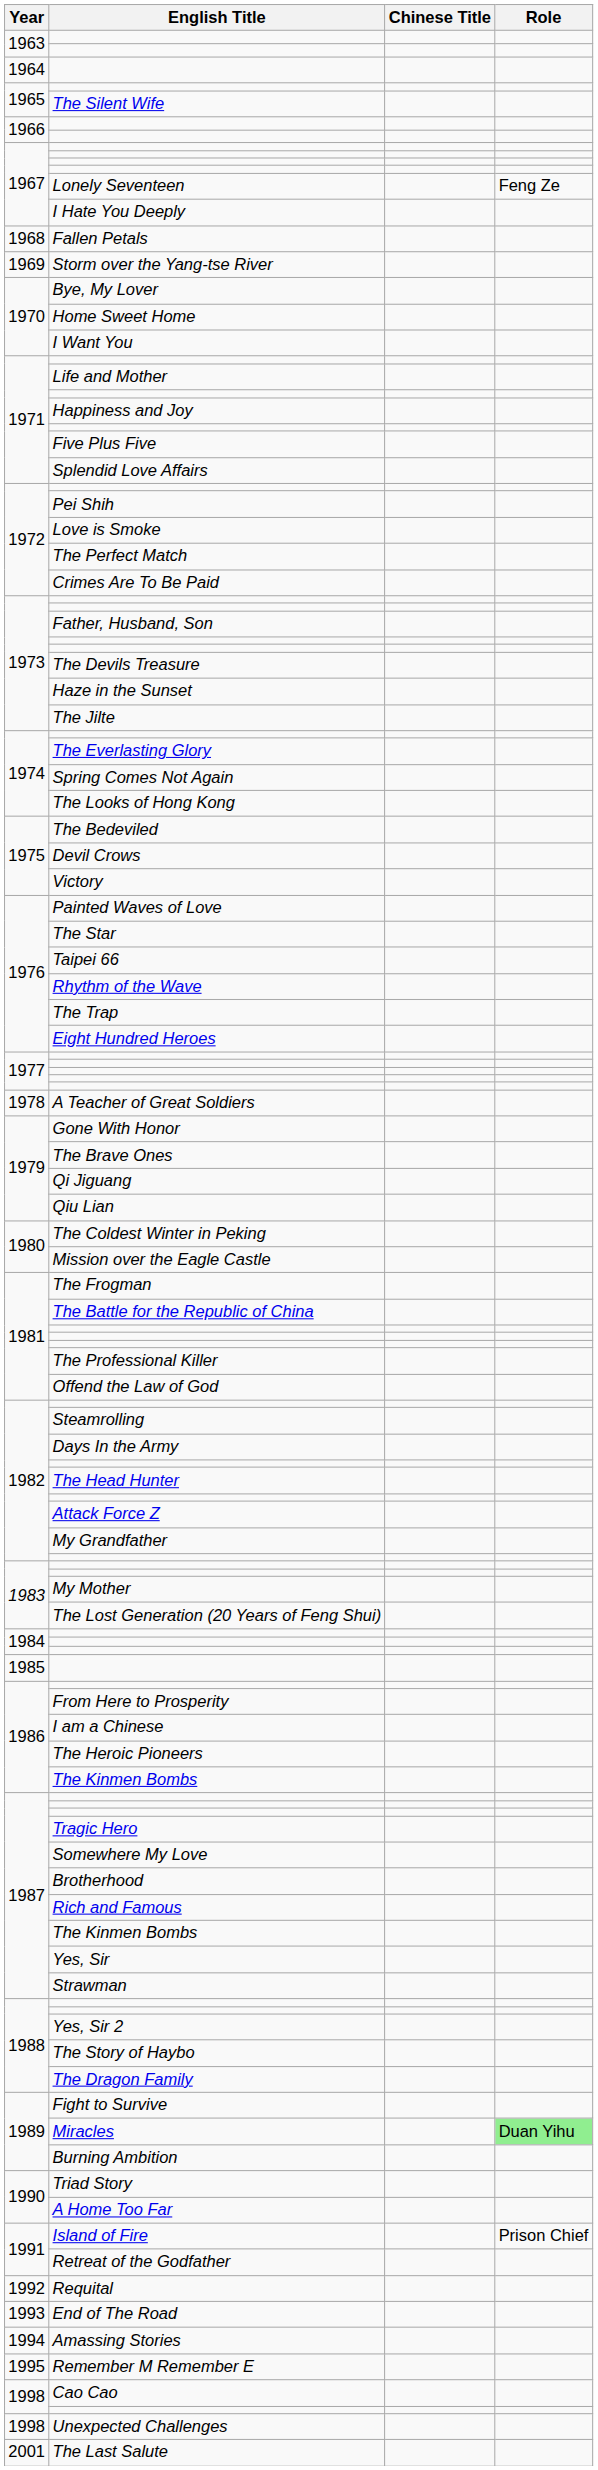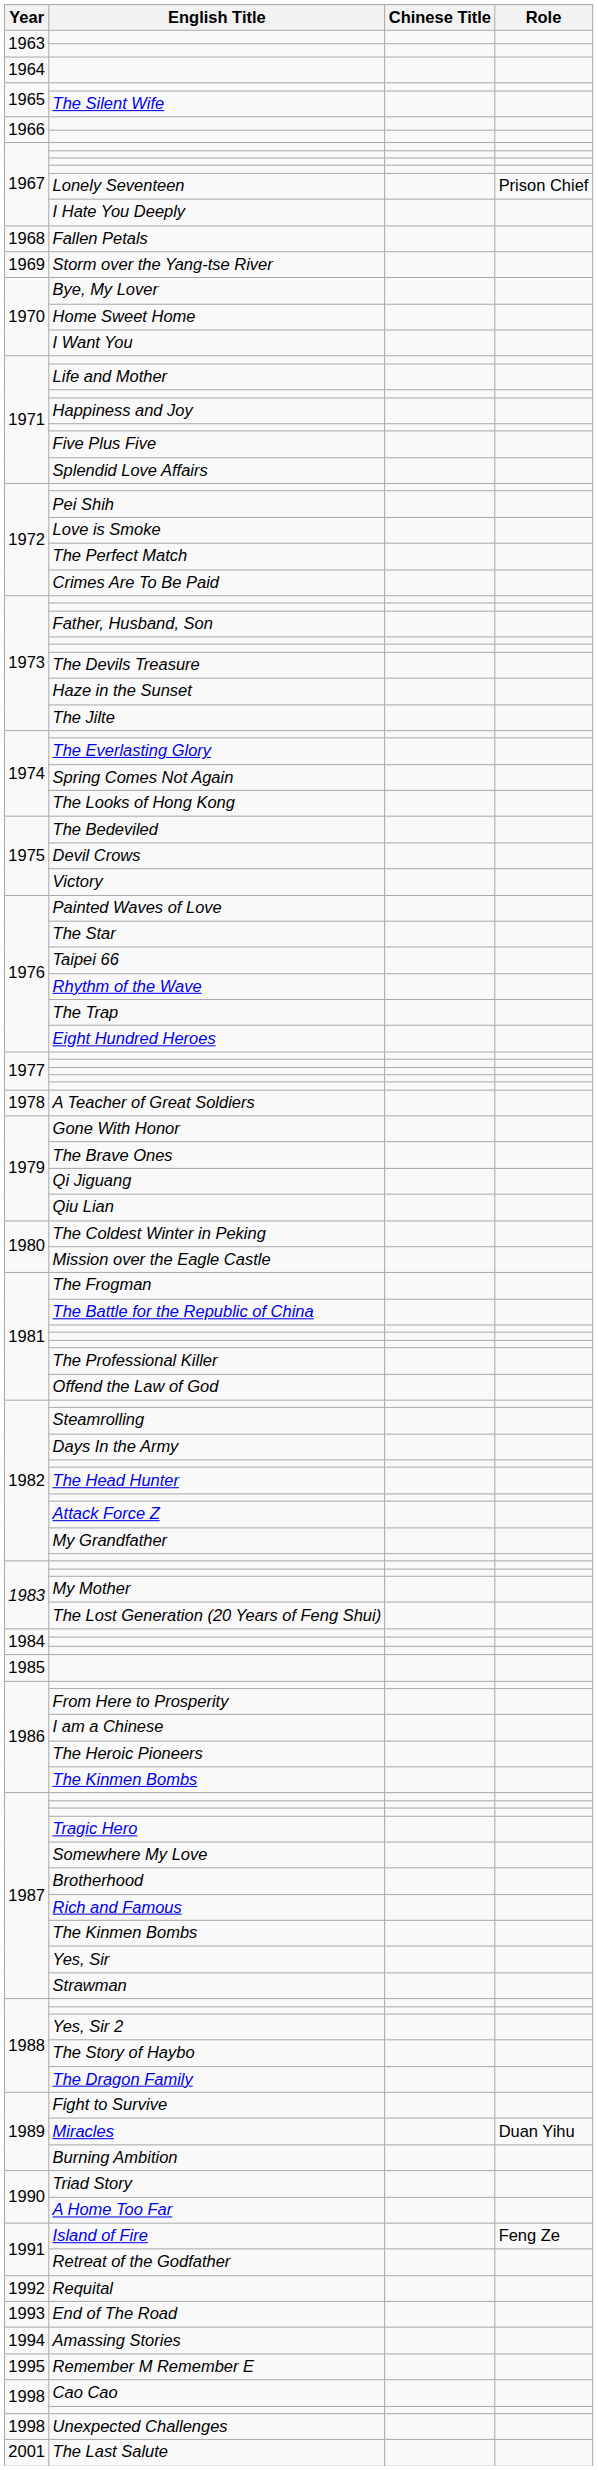(529, 186) Feng Ze -> (544, 186) Prison Chief
(537, 2131) lightgreen background -> (537, 2131) no background
(544, 2236) Prison Chief -> (529, 2236) Feng Ze
